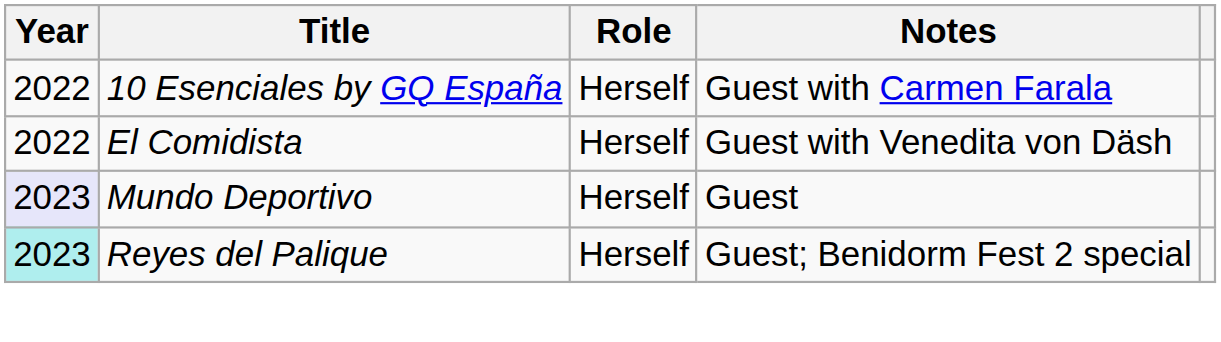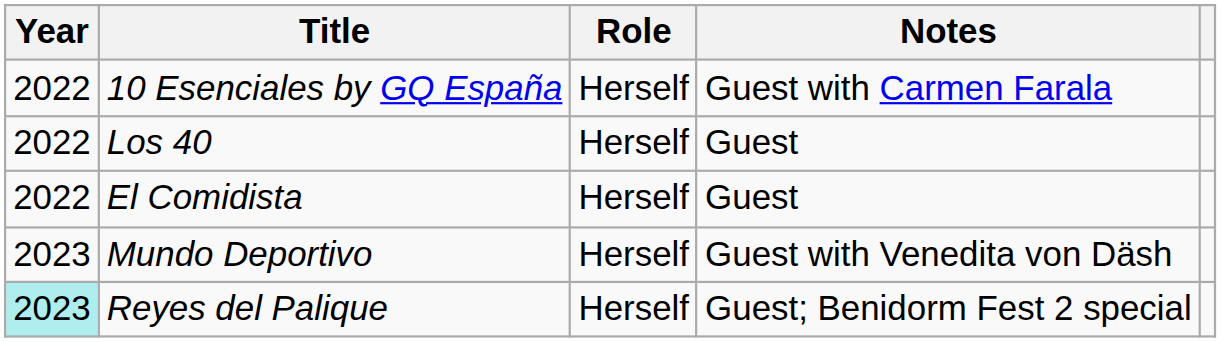+ row: (159, 142)
(939, 142) Guest with Venedita von Däsh -> (752, 198) Guest
(52, 198) lavender background -> (52, 253) no background
(752, 198) Guest -> (939, 253) Guest with Venedita von Däsh
